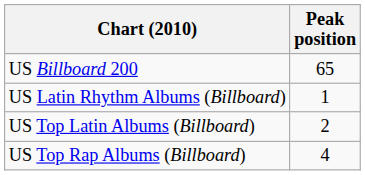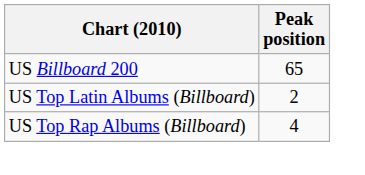- row: (147, 97)
